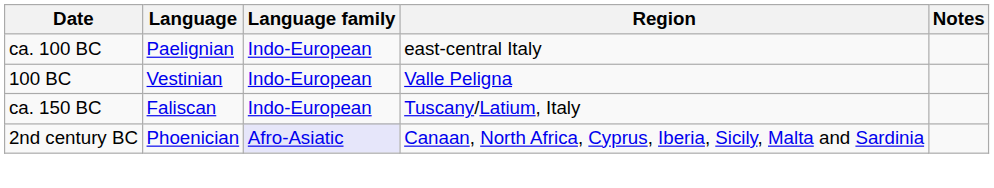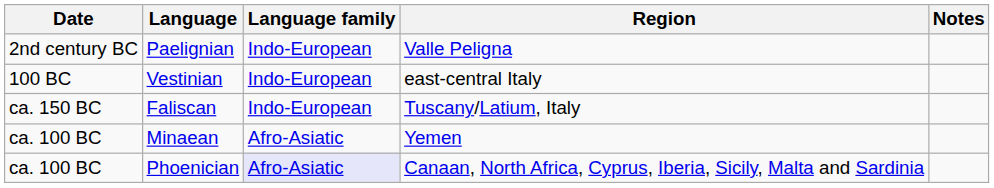(55, 49) ca. 100 BC -> (73, 49) 2nd century BC
(473, 49) east-central Italy -> (458, 49) Valle Peligna
(458, 78) Valle Peligna -> (473, 78) east-central Italy
+ row: (182, 138)
(73, 138) 2nd century BC -> (55, 167) ca. 100 BC
